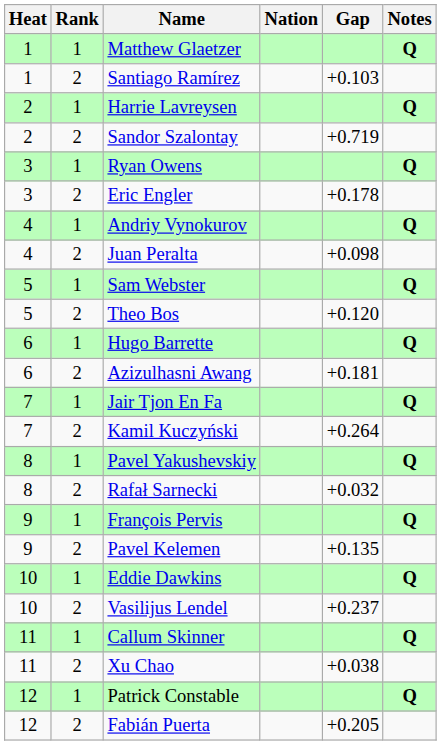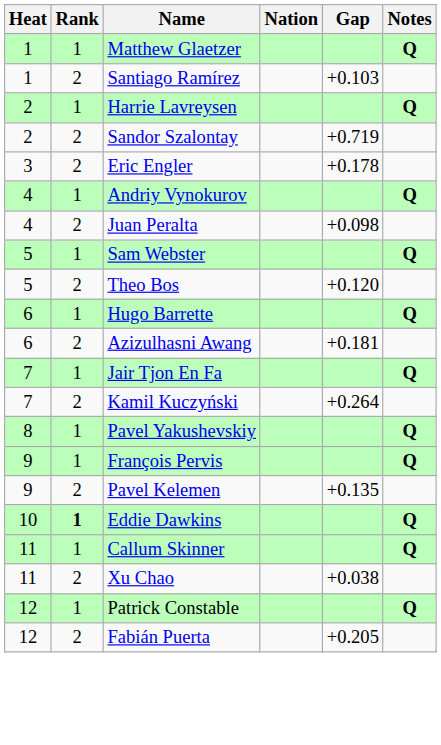- row: (155, 166)
- row: (162, 490)
(77, 578) normal -> (77, 519) bold
- row: (167, 607)
